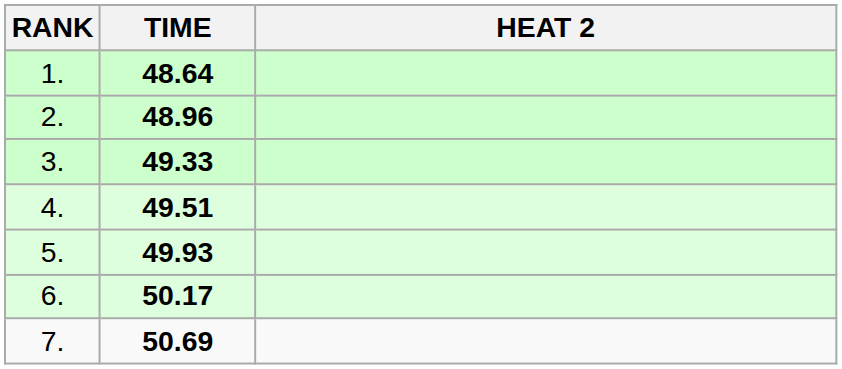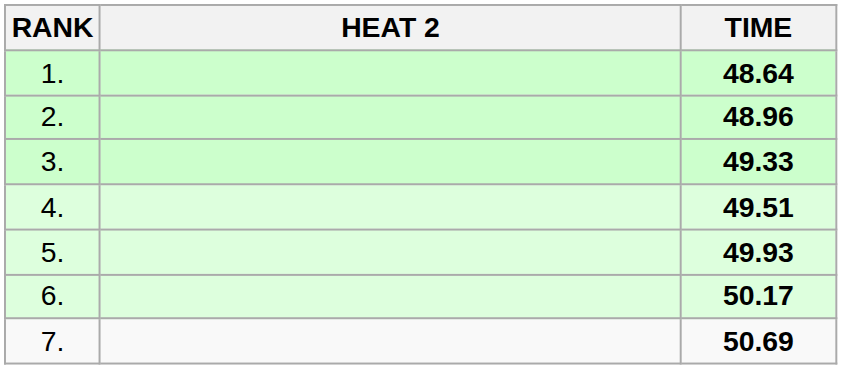columns swapped: (546, 28) <-> (178, 28)
